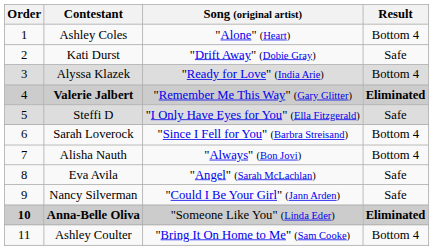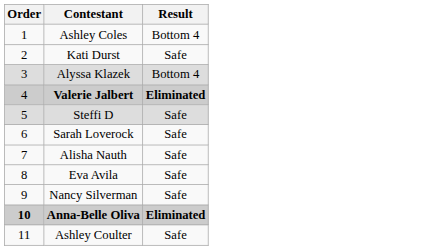- column: (253, 14)
(395, 134) Bottom 4 -> (176, 134) Safe
(395, 154) Bottom 4 -> (176, 154) Safe
(395, 235) Bottom 4 -> (176, 235) Safe
